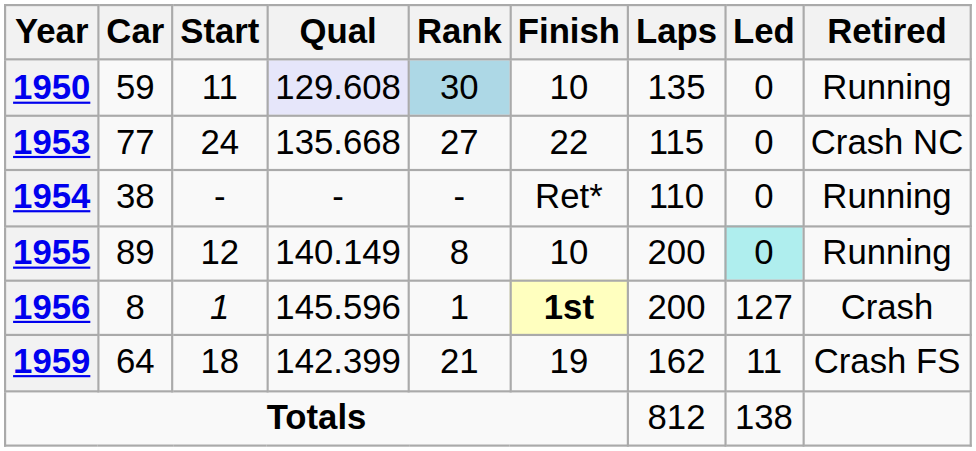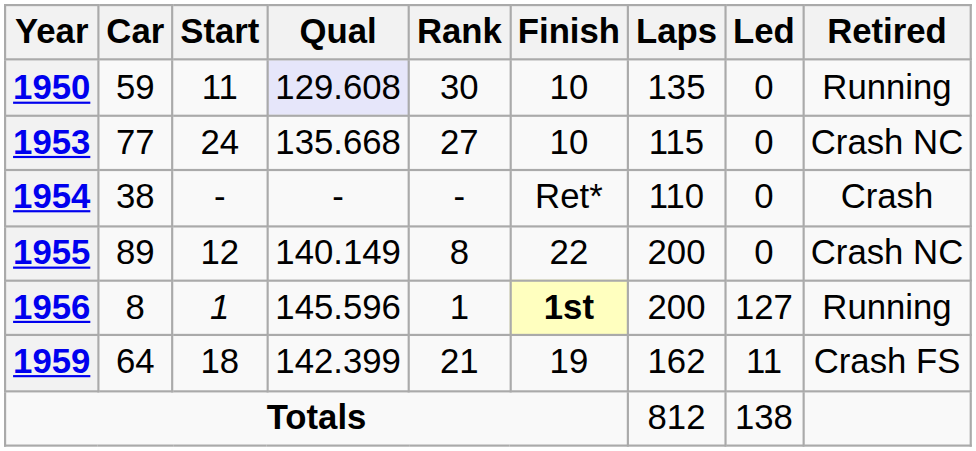(459, 87) lightblue background -> (459, 87) no background
(569, 142) 22 -> (569, 142) 10
(887, 197) Running -> (887, 197) Crash
(569, 252) 10 -> (569, 252) 22
(764, 252) paleturquoise background -> (764, 252) no background
(887, 252) Running -> (887, 252) Crash NC
(887, 307) Crash -> (887, 307) Running
